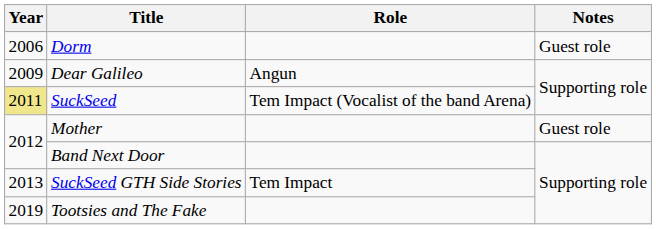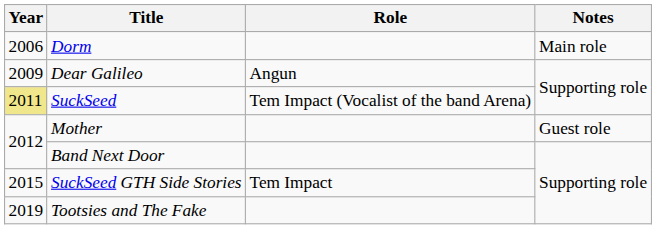(575, 45) Guest role -> (573, 45) Main role
(26, 182) 2013 -> (26, 182) 2015
